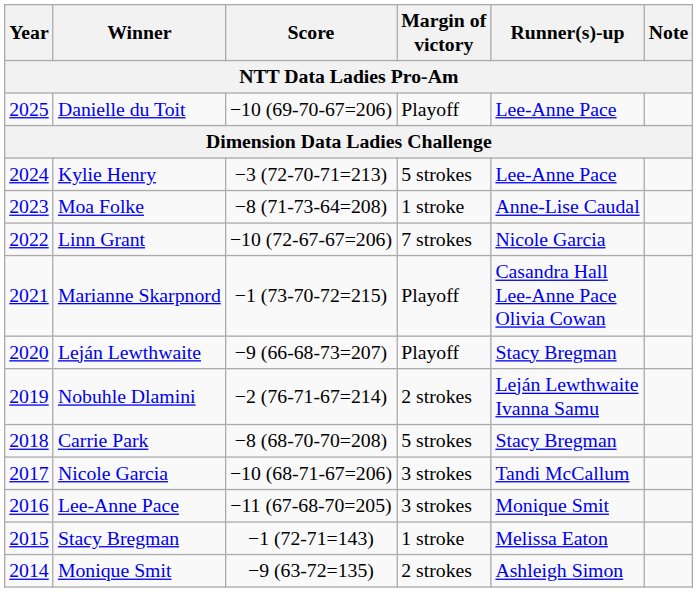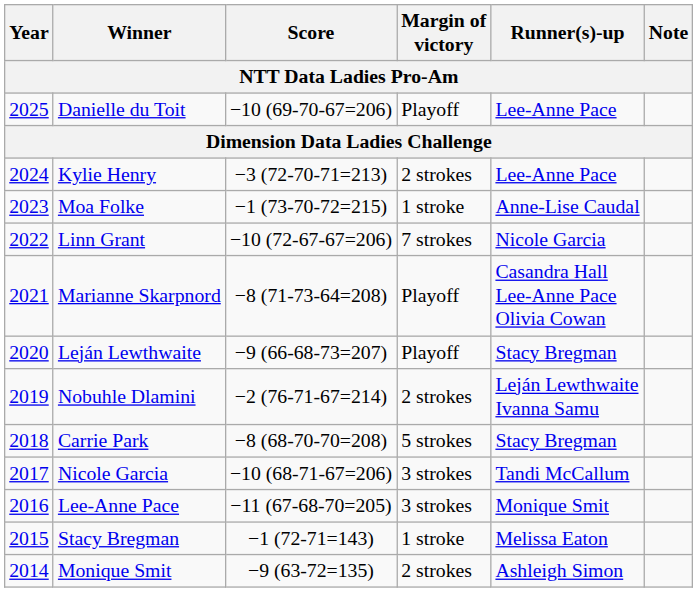(437, 174) 5 strokes -> (437, 174) 2 strokes
(311, 207) −8 (71-73-64=208) -> (311, 207) −1 (73-70-72=215)
(311, 295) −1 (73-70-72=215) -> (311, 295) −8 (71-73-64=208)
